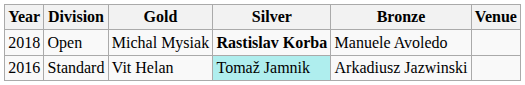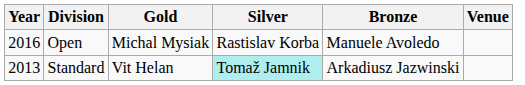(24, 42) 2018 -> (24, 42) 2016
(272, 42) bold -> (268, 42) normal
(24, 67) 2016 -> (24, 67) 2013
